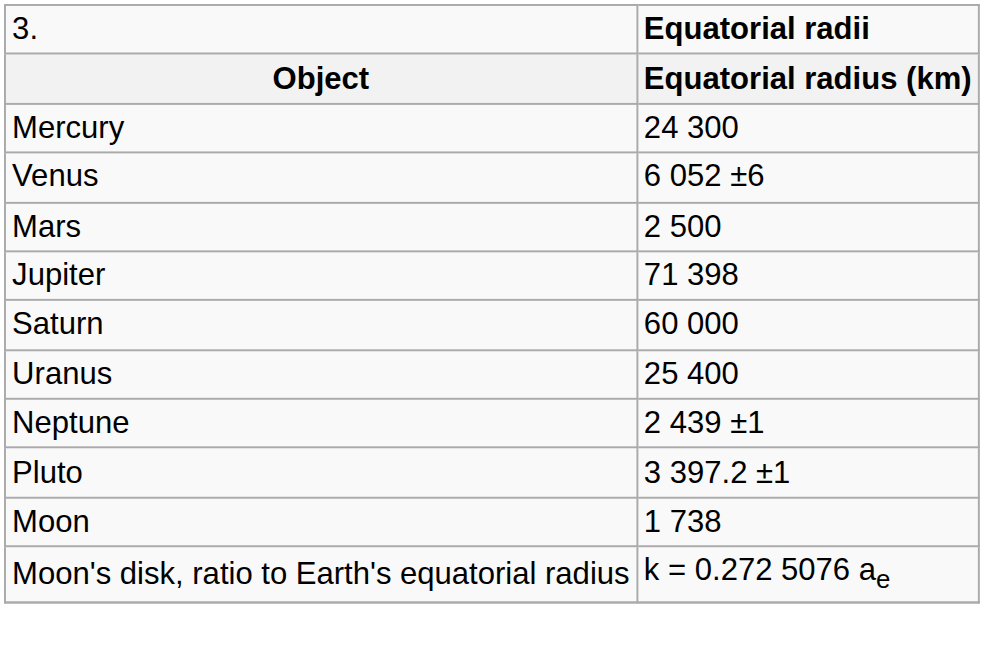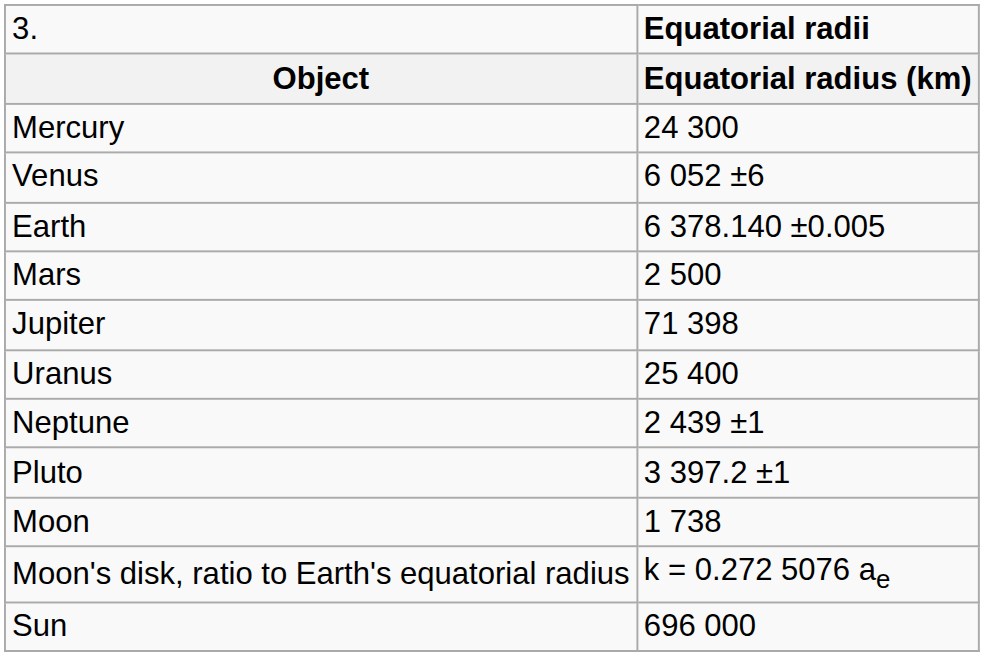+ row: (49, 226)
- row: (58, 324)
+ row: (40, 626)
